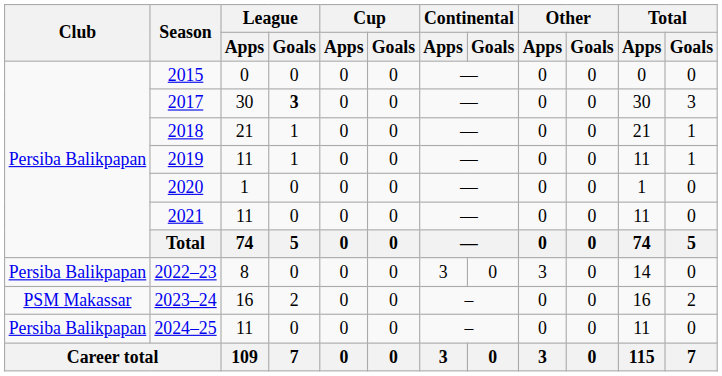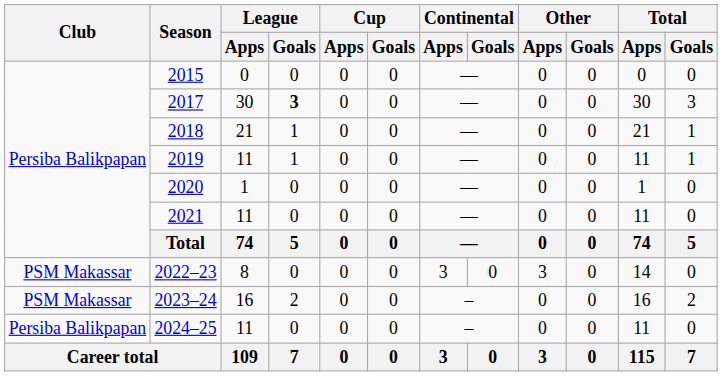(77, 272) Persiba Balikpapan -> (77, 272) PSM Makassar
